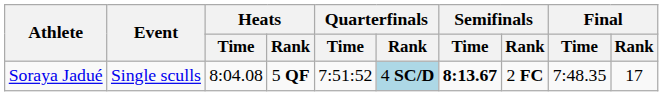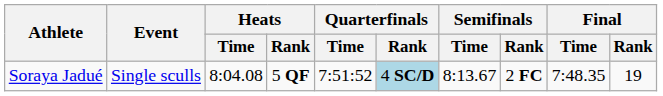(470, 76) bold -> (469, 76) normal
(634, 76) 17 -> (633, 76) 19
